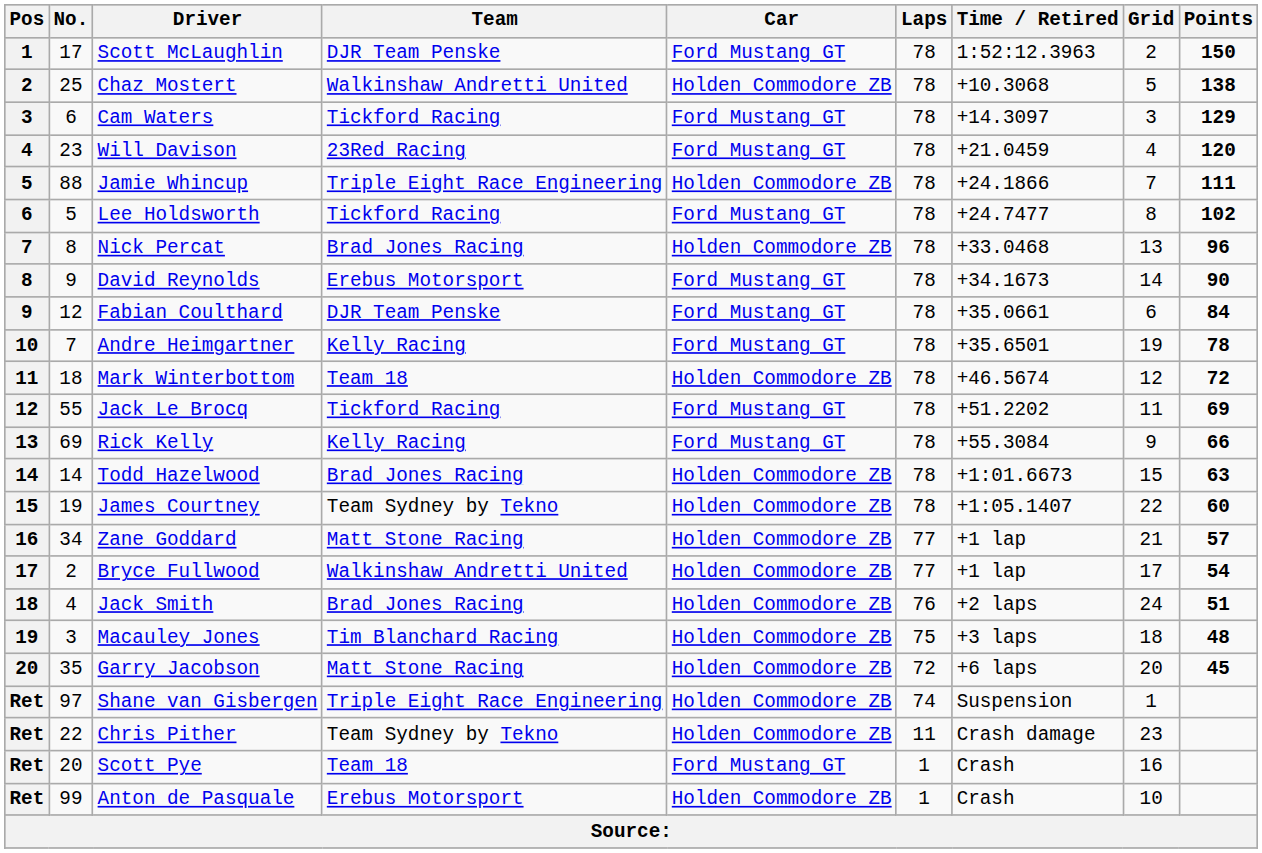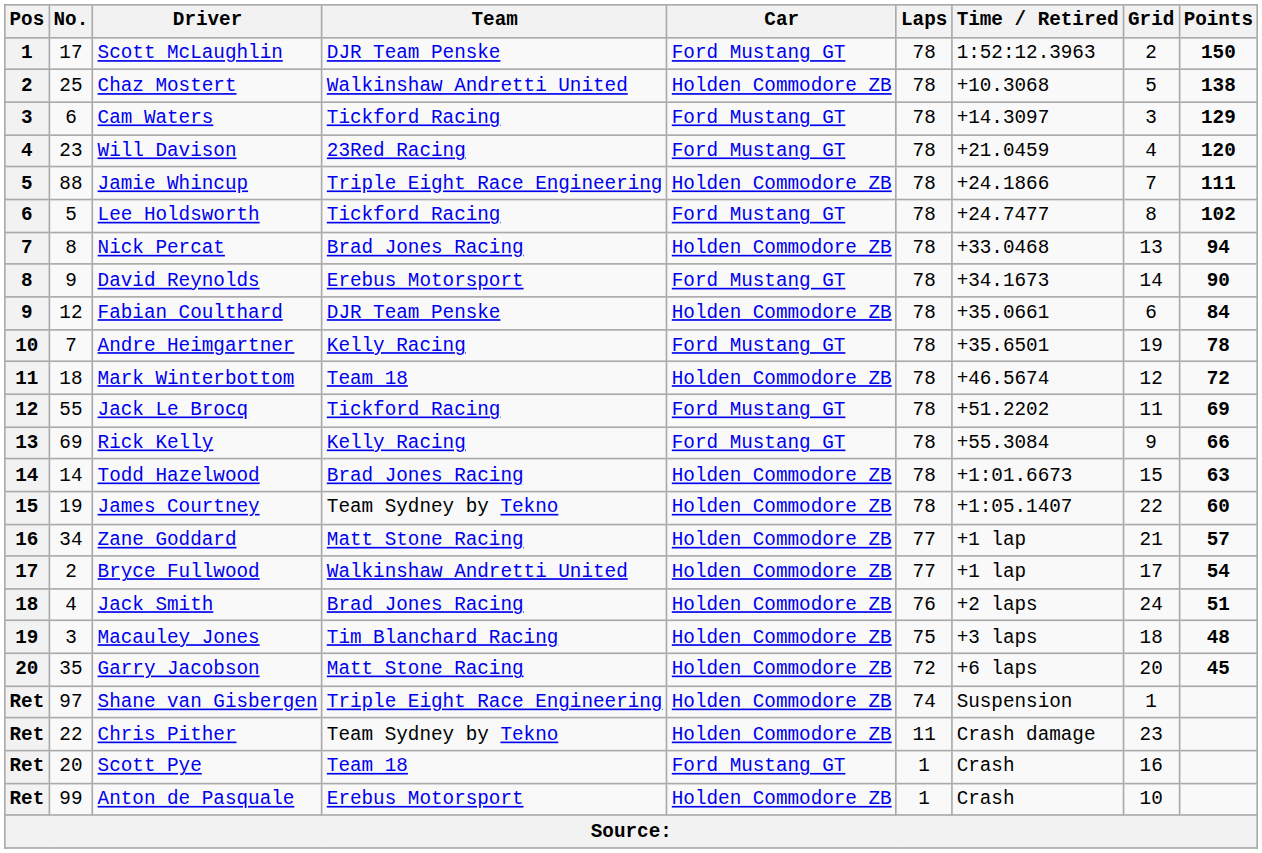(1218, 248) 96 -> (1218, 248) 94
(759, 313) Ford Mustang GT -> (782, 313) Holden Commodore ZB
